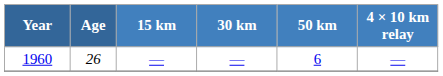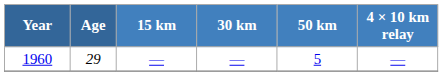(93, 59) 26 -> (93, 59) 29
(317, 59) 6 -> (317, 59) 5
